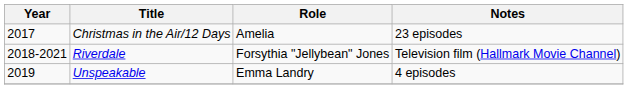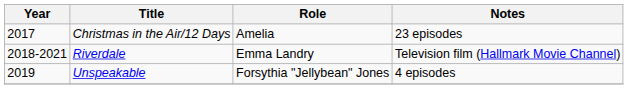(313, 53) Forsythia "Jellybean" Jones -> (275, 53) Emma Landry
(275, 73) Emma Landry -> (313, 73) Forsythia "Jellybean" Jones
